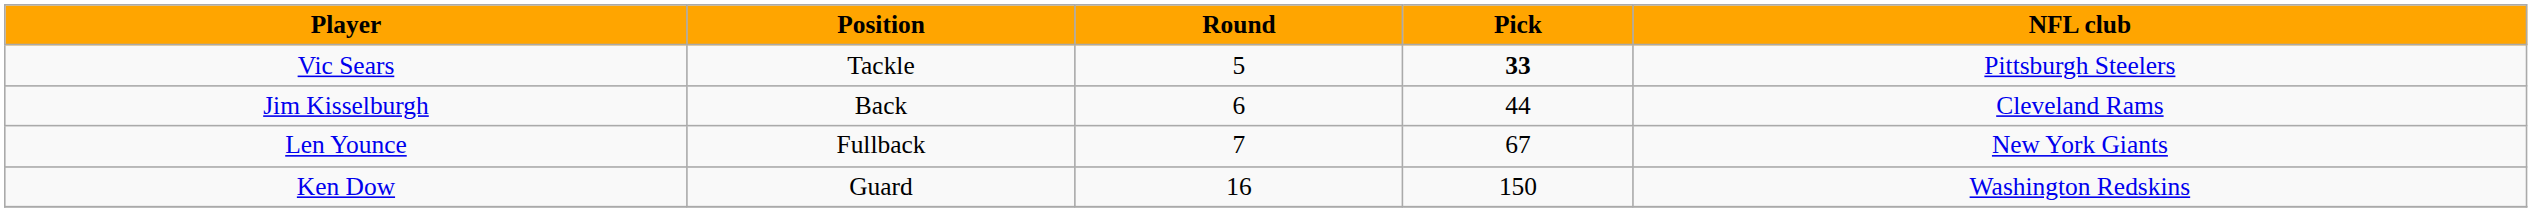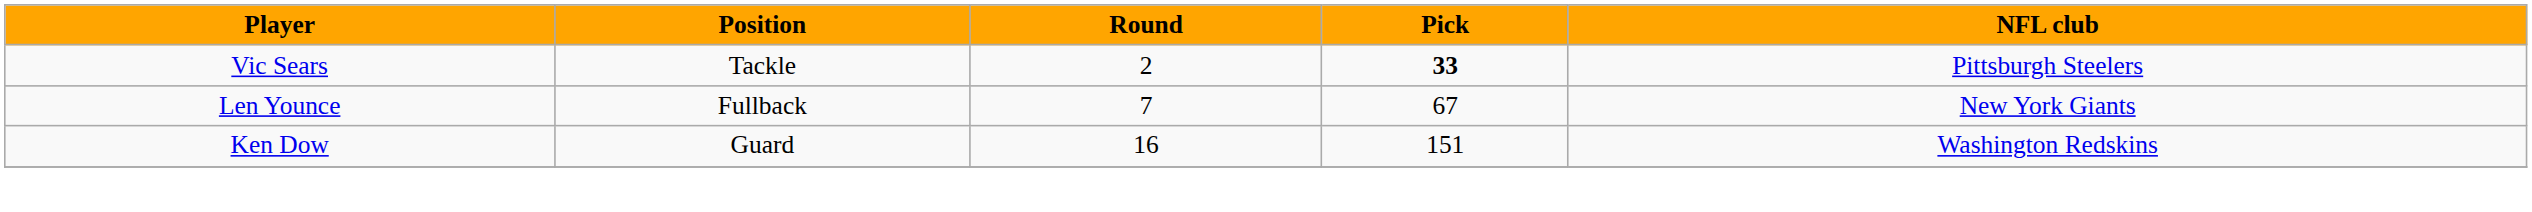(1239, 65) 5 -> (1146, 65) 2
- row: (346, 105)
(1518, 186) 150 -> (1445, 145) 151
